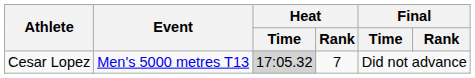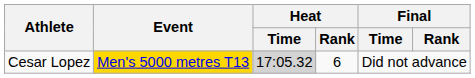(173, 62) no background -> (173, 62) gold background
(337, 62) 7 -> (337, 62) 6
